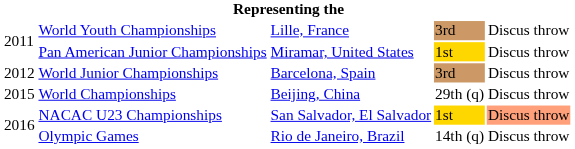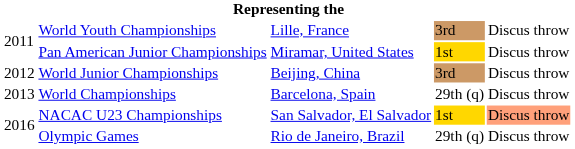(323, 72) Barcelona, Spain -> (315, 72) Beijing, China
(19, 94) 2015 -> (19, 94) 2013
(315, 94) Beijing, China -> (323, 94) Barcelona, Spain
(460, 136) 14th (q) -> (460, 136) 29th (q)
